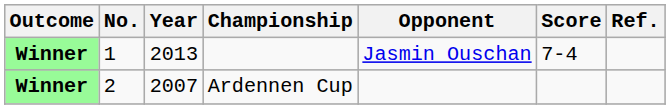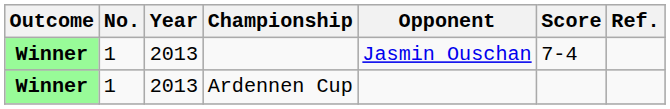(110, 87) 2 -> (110, 87) 1
(174, 87) 2007 -> (174, 87) 2013
